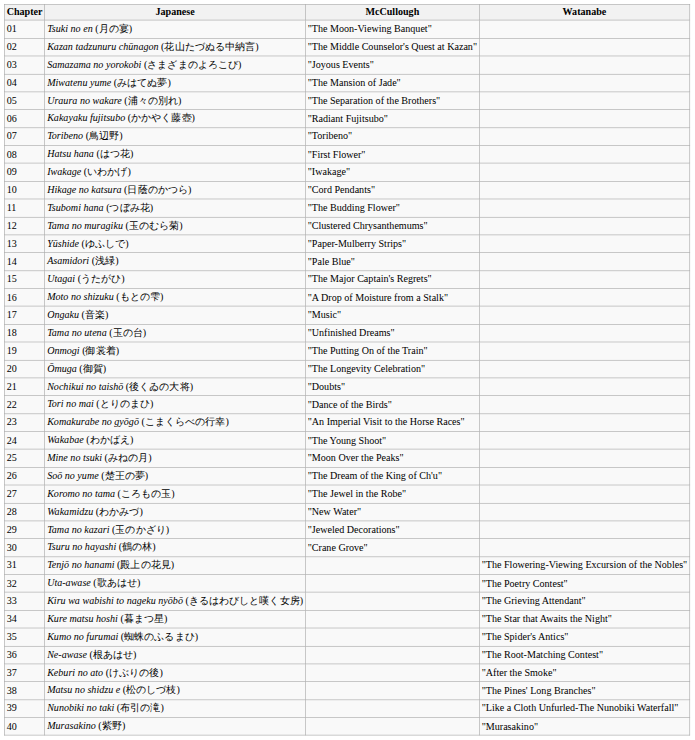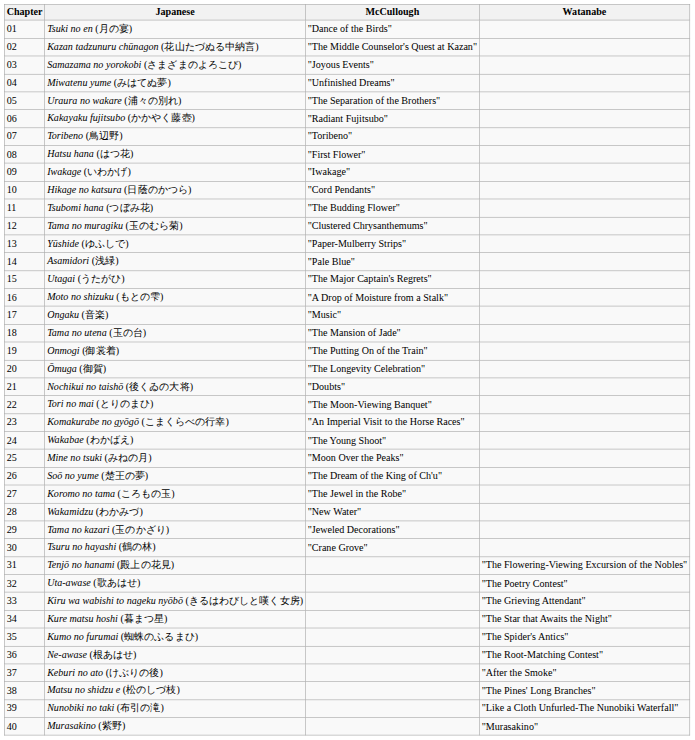(370, 29) "The Moon-Viewing Banquet" -> (350, 29) "Dance of the Birds"
(354, 83) "The Mansion of Jade" -> (351, 83) "Unfinished Dreams"
(351, 333) "Unfinished Dreams" -> (354, 333) "The Mansion of Jade"
(350, 404) "Dance of the Birds" -> (370, 404) "The Moon-Viewing Banquet"
